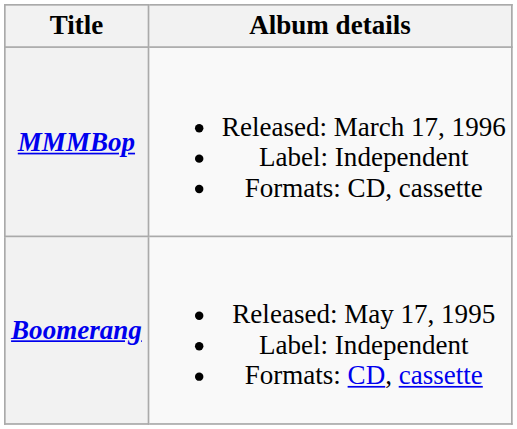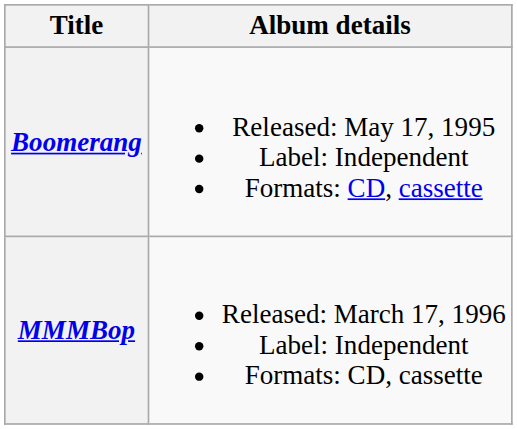rows swapped: (76, 329) <-> (76, 141)
